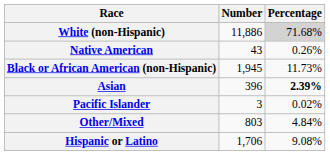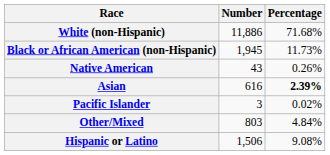(304, 31) lightgrey background -> (304, 31) no background
rows swapped: (112, 68) <-> (112, 50)
(254, 86) 396 -> (254, 86) 616
(249, 141) 1,706 -> (249, 141) 1,506
